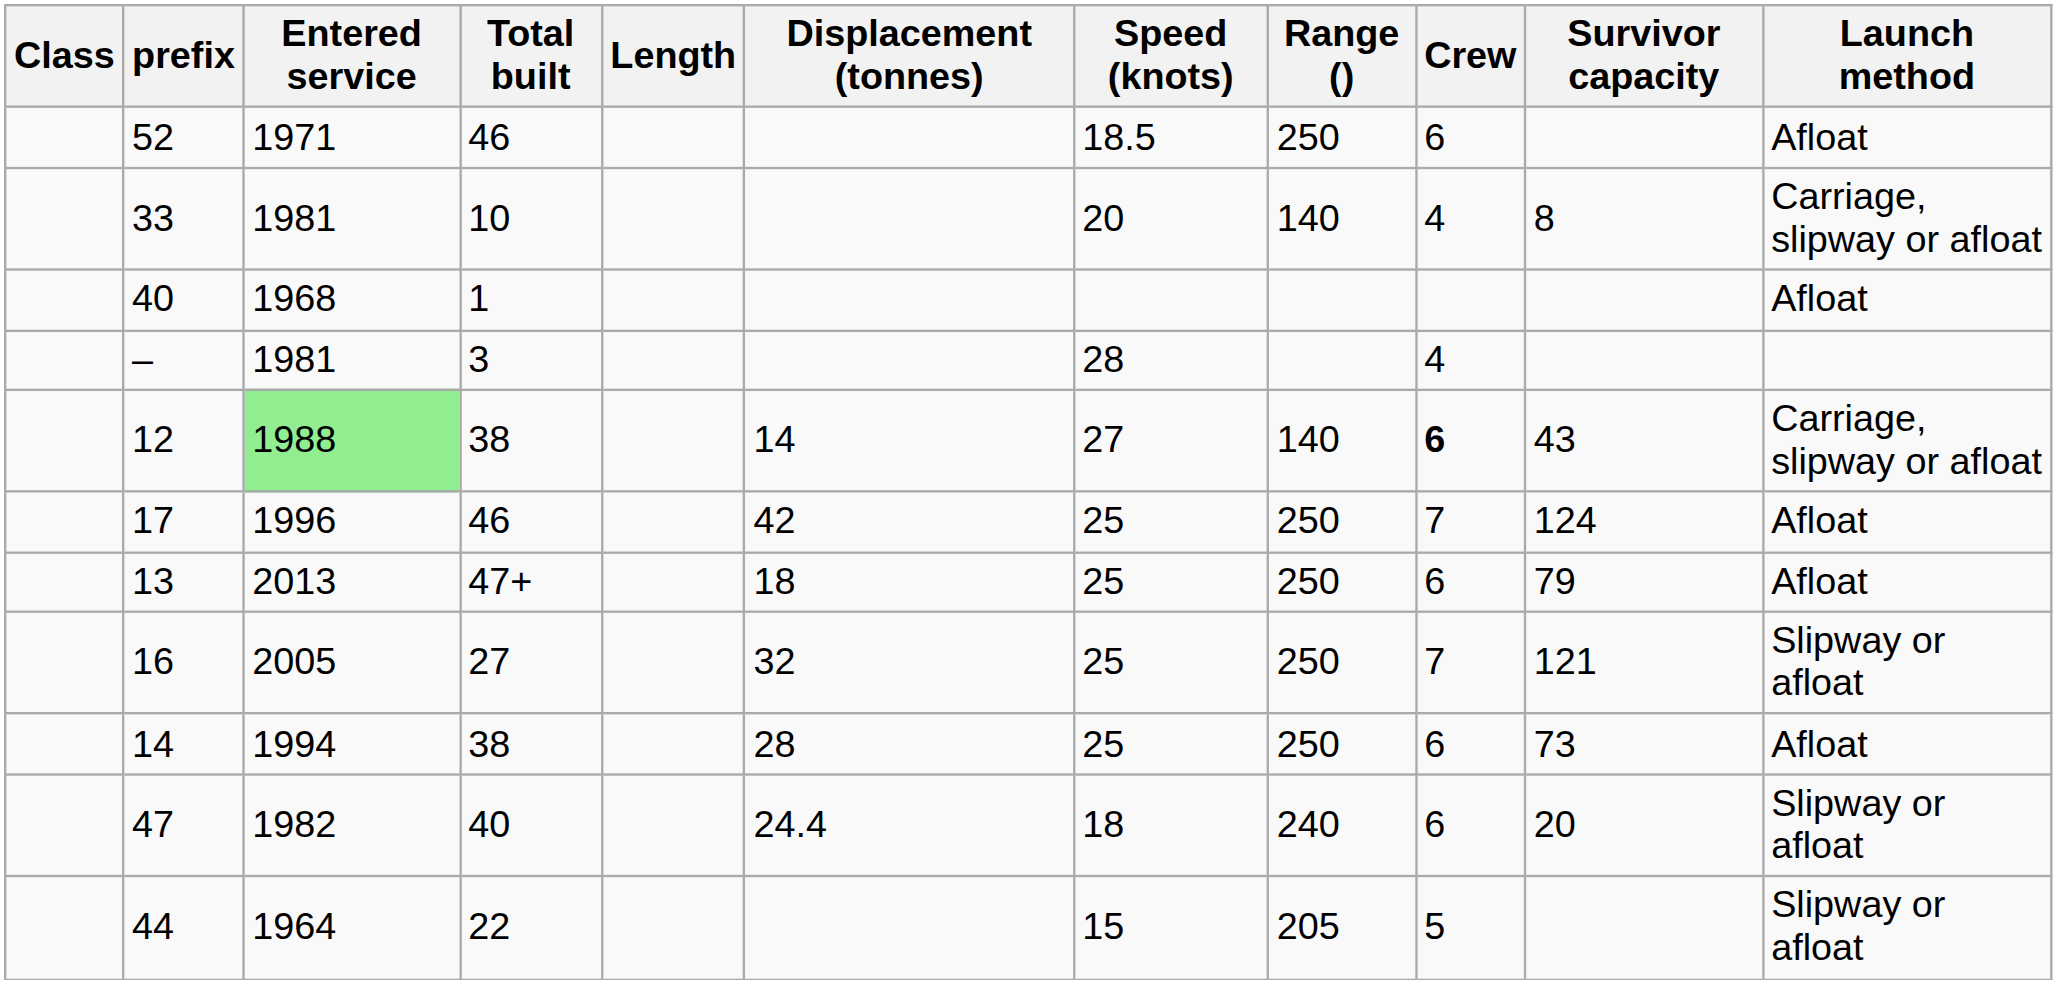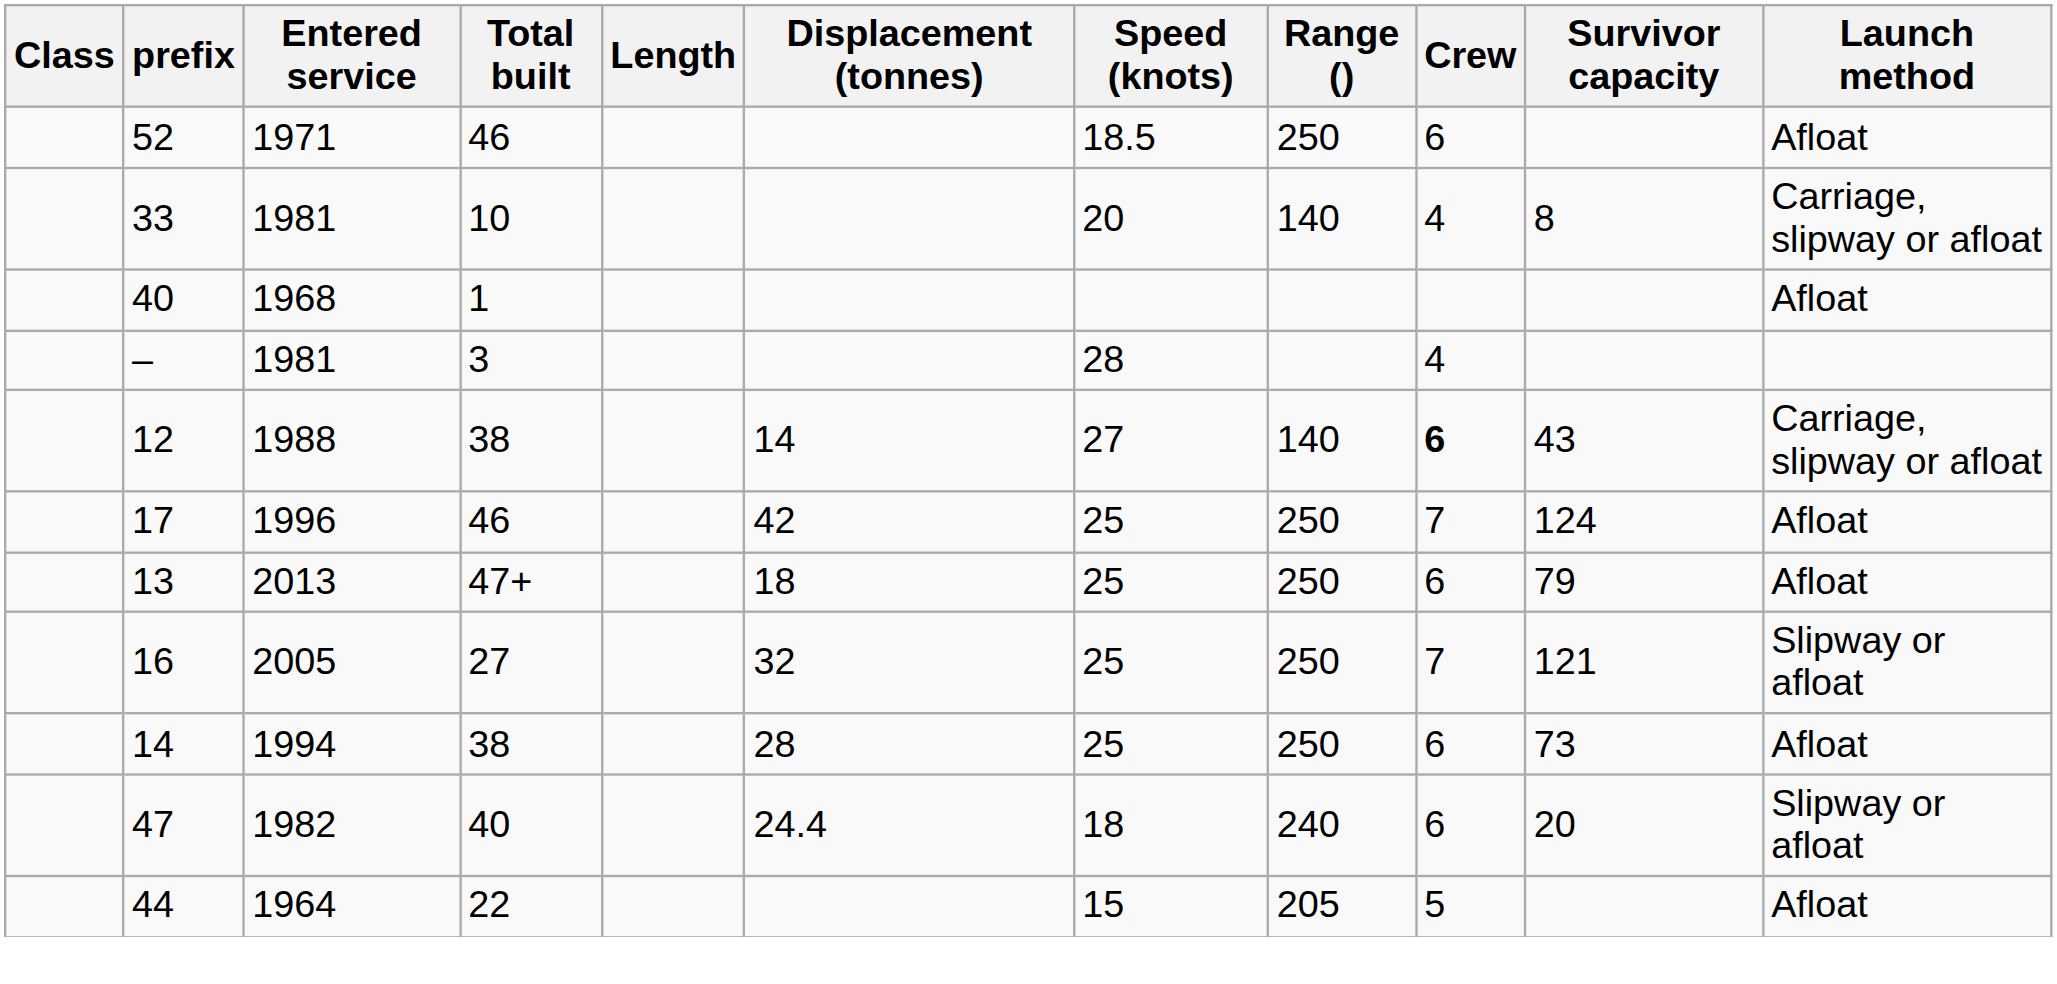(294, 440) lightgreen background -> (294, 440) no background
(1858, 926) Slipway or afloat -> (1819, 905) Afloat
